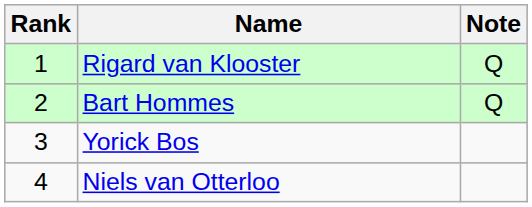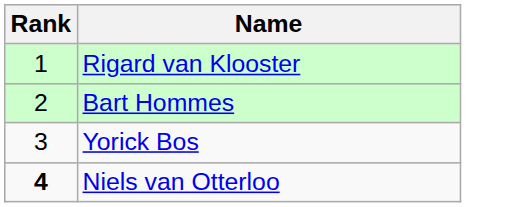- column: (494, 24)
(41, 181) normal -> (41, 181) bold
